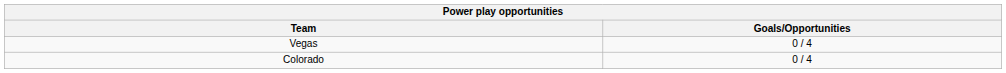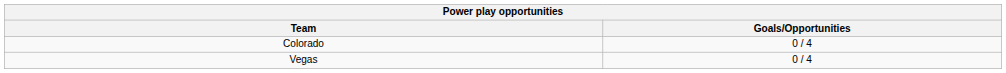rows swapped: (304, 44) <-> (303, 60)
